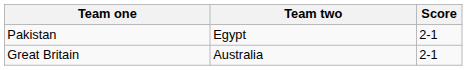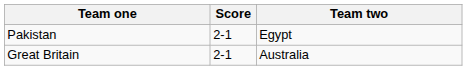columns swapped: (313, 14) <-> (439, 14)
